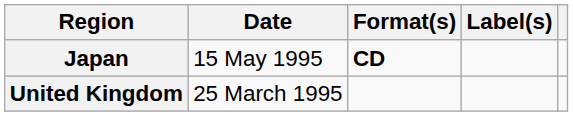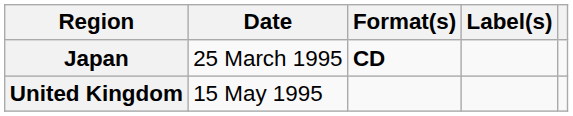(258, 57) 15 May 1995 -> (268, 57) 25 March 1995
(268, 93) 25 March 1995 -> (258, 93) 15 May 1995
